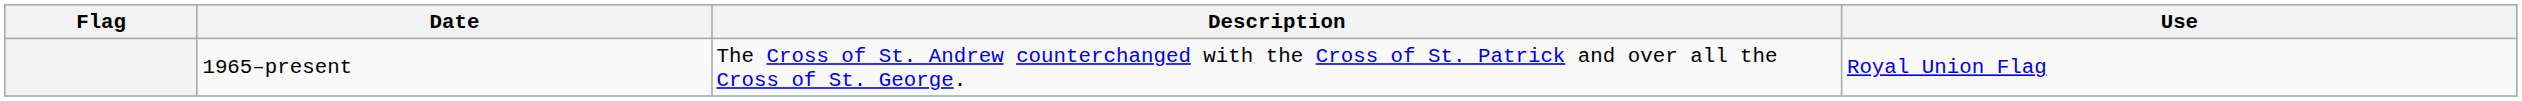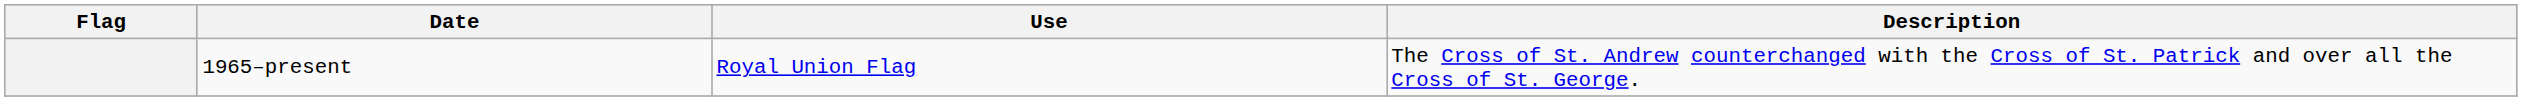columns swapped: (2179, 22) <-> (1277, 22)
